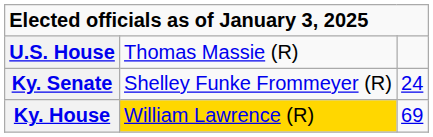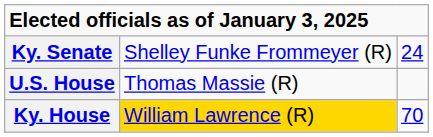rows swapped: (62, 52) <-> (62, 83)
(412, 115) 69 -> (412, 115) 70
